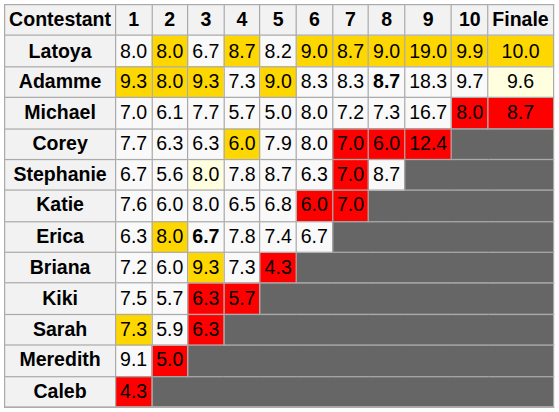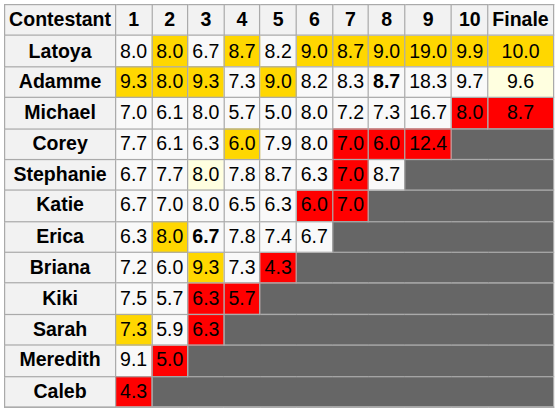(314, 81) 8.3 -> (314, 81) 8.2
(206, 112) 7.7 -> (206, 112) 8.0
(170, 143) 6.3 -> (170, 143) 6.1
(170, 174) 5.6 -> (170, 174) 7.7
(134, 205) 7.6 -> (134, 205) 6.7
(170, 205) 6.0 -> (170, 205) 7.0
(278, 205) 6.8 -> (278, 205) 6.3
